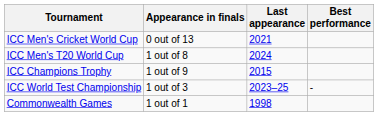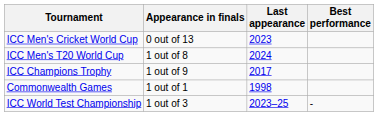(260, 39) 2021 -> (260, 39) 2023
(260, 71) 2015 -> (260, 71) 2017
rows swapped: (74, 87) <-> (59, 103)
